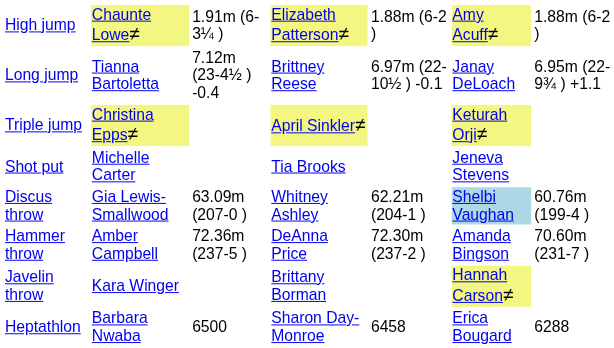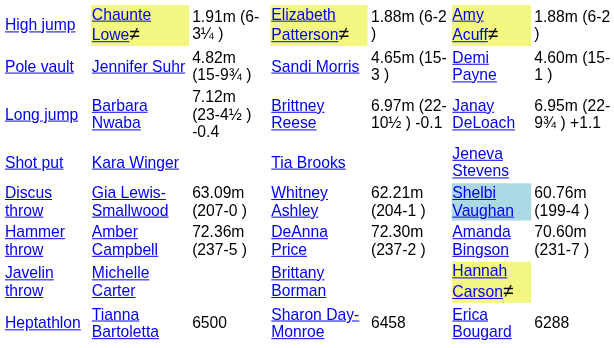+ row: (39, 66)
(125, 75) Tianna Bartoletta -> (120, 114) Barbara Nwaba
- row: (43, 125)
(121, 166) Michelle Carter -> (135, 162) Kara Winger
(135, 286) Kara Winger -> (121, 282) Michelle Carter
(120, 327) Barbara Nwaba -> (125, 323) Tianna Bartoletta
